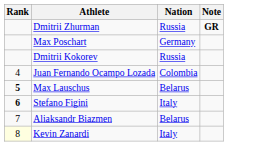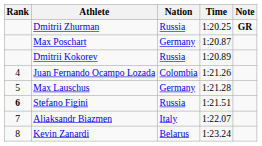+ column: (216, 12)
(18, 88) bold -> (18, 88) normal
(174, 88) Belarus -> (177, 88) Germany
(168, 103) Italy -> (172, 103) Russia
(174, 118) Belarus -> (168, 118) Italy
(18, 133) lightyellow background -> (18, 133) no background
(168, 133) Italy -> (174, 133) Belarus
